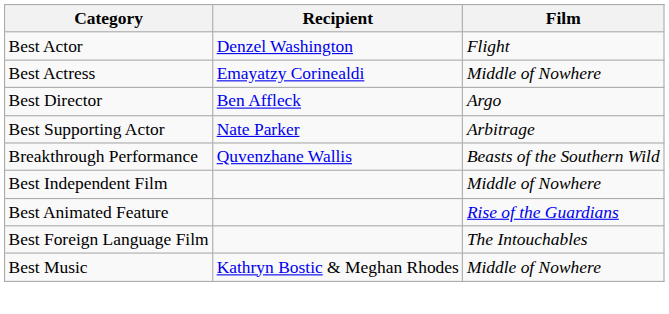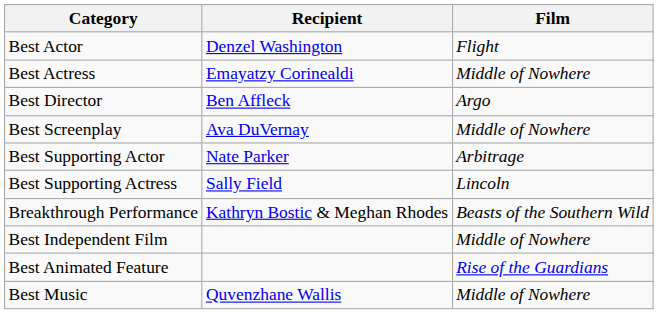+ row: (65, 128)
+ row: (93, 184)
(284, 156) Quvenzhane Wallis -> (327, 211) Kathryn Bostic & Meghan Rhodes
- row: (109, 239)
(338, 267) Kathryn Bostic & Meghan Rhodes -> (274, 294) Quvenzhane Wallis
